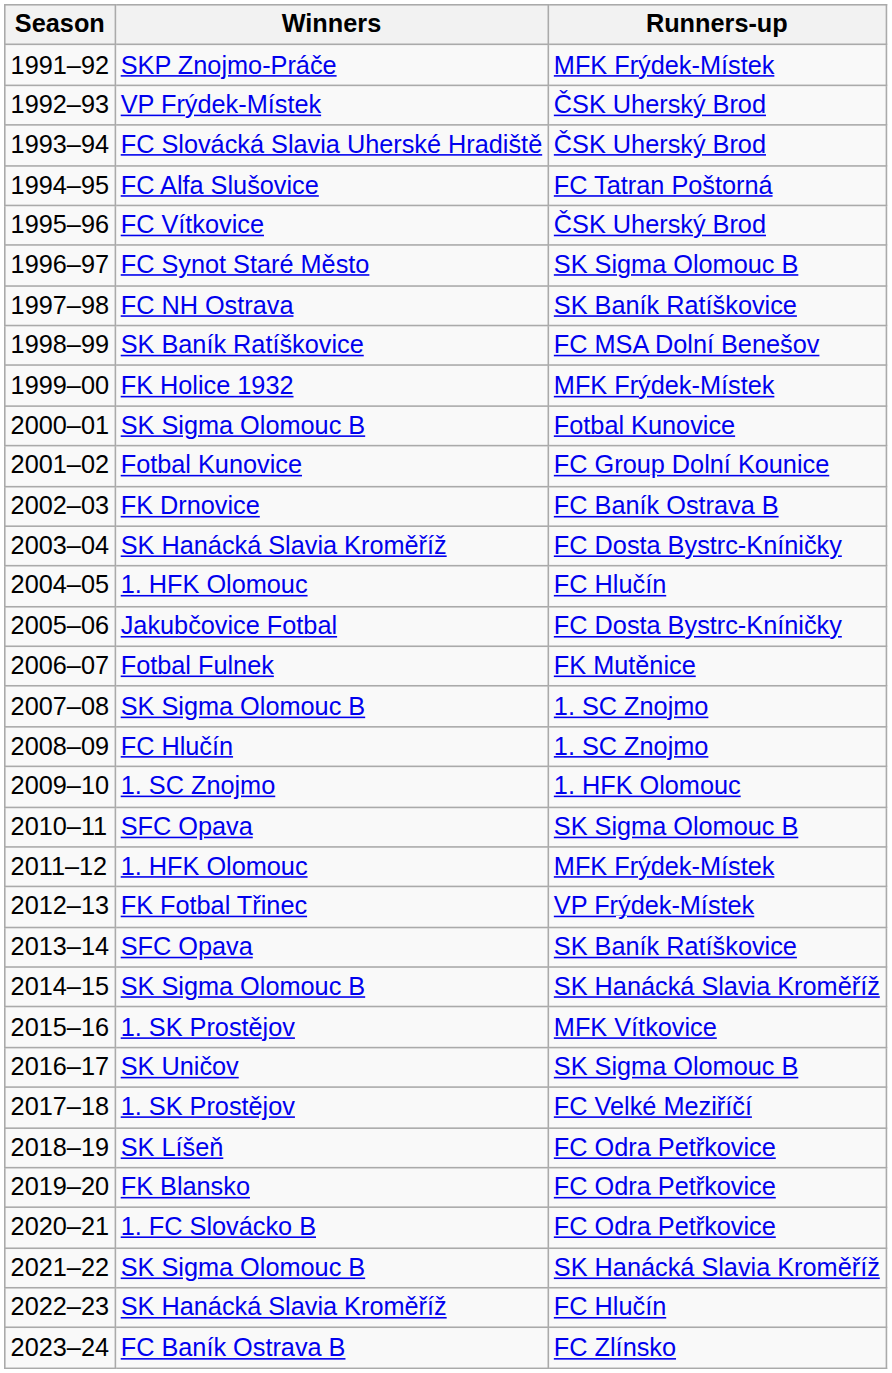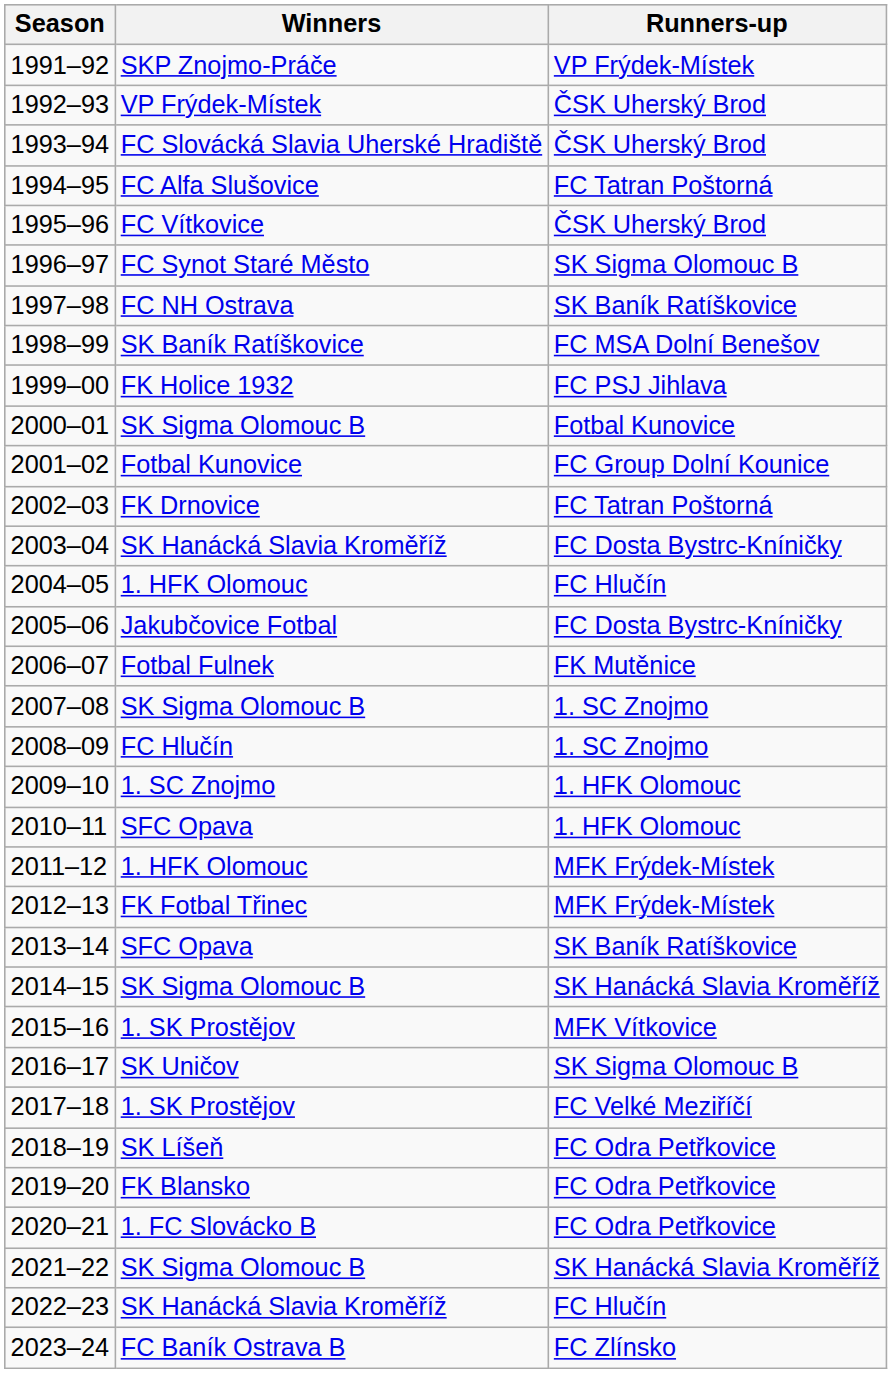(664, 64) MFK Frýdek-Místek -> (654, 64) VP Frýdek-Místek
(664, 385) MFK Frýdek-Místek -> (640, 385) FC PSJ Jihlava
(666, 505) FC Baník Ostrava B -> (663, 505) FC Tatran Poštorná
(676, 826) SK Sigma Olomouc B -> (647, 826) 1. HFK Olomouc
(654, 906) VP Frýdek-Místek -> (664, 906) MFK Frýdek-Místek
